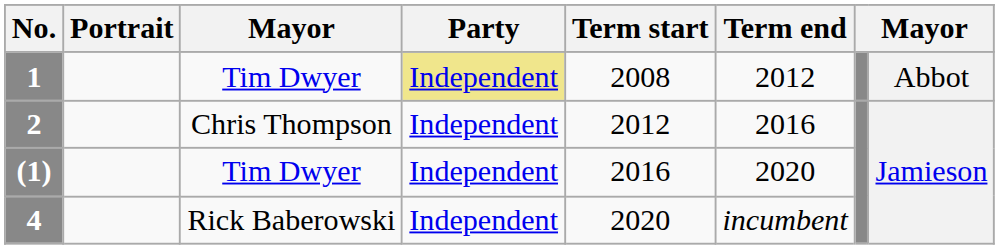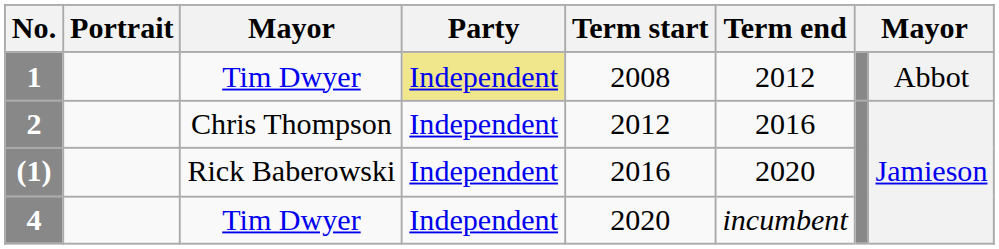(291, 171) Tim Dwyer -> (291, 171) Rick Baberowski
(291, 219) Rick Baberowski -> (291, 219) Tim Dwyer
